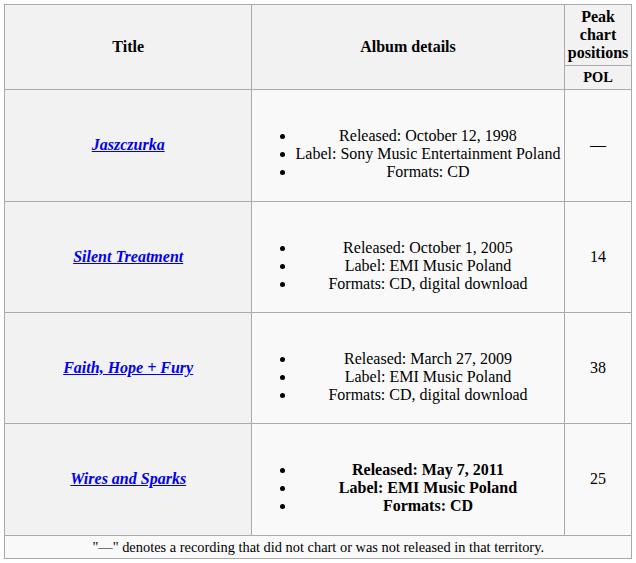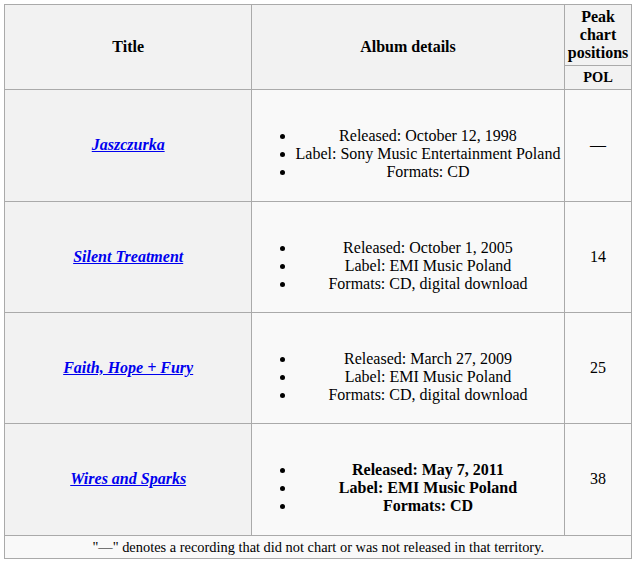(598, 368) 38 -> (598, 368) 25
(598, 479) 25 -> (598, 479) 38
